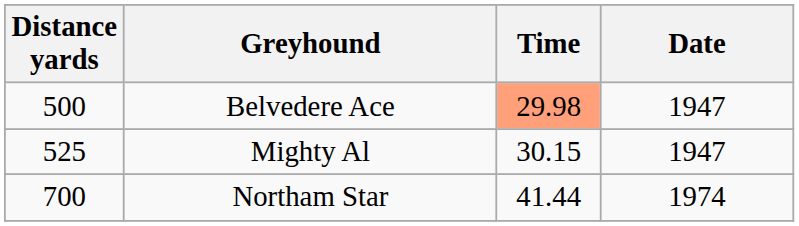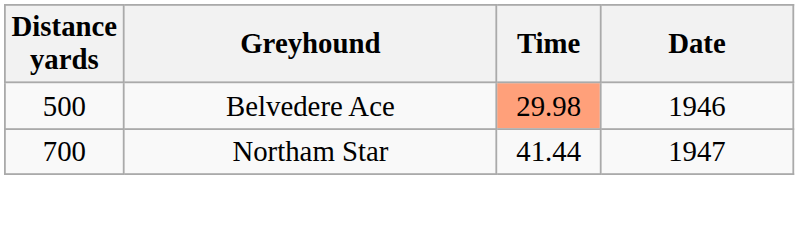(697, 105) 1947 -> (697, 105) 1946
- row: (310, 151)
(697, 196) 1974 -> (697, 151) 1947
